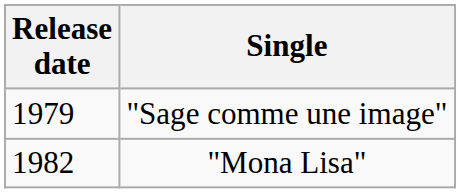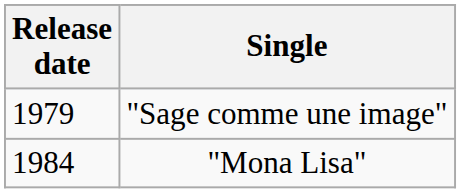(43, 162) 1982 -> (43, 162) 1984
